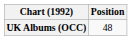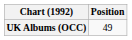(108, 27) 48 -> (108, 27) 49
